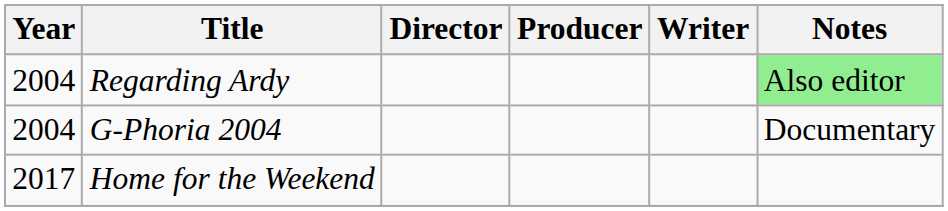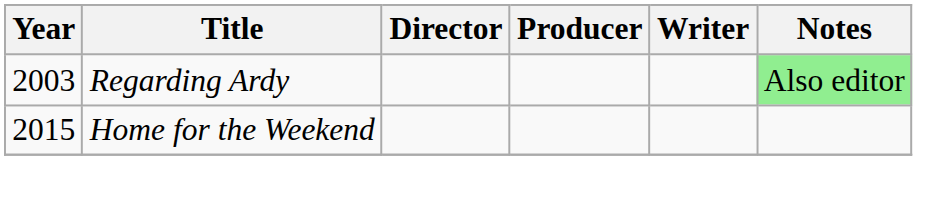(44, 79) 2004 -> (44, 79) 2003
- row: (186, 129)
(44, 179) 2017 -> (44, 129) 2015
